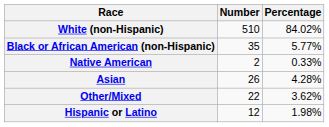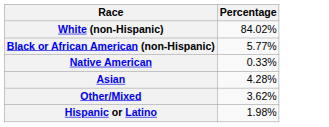- column: (240, 12)
